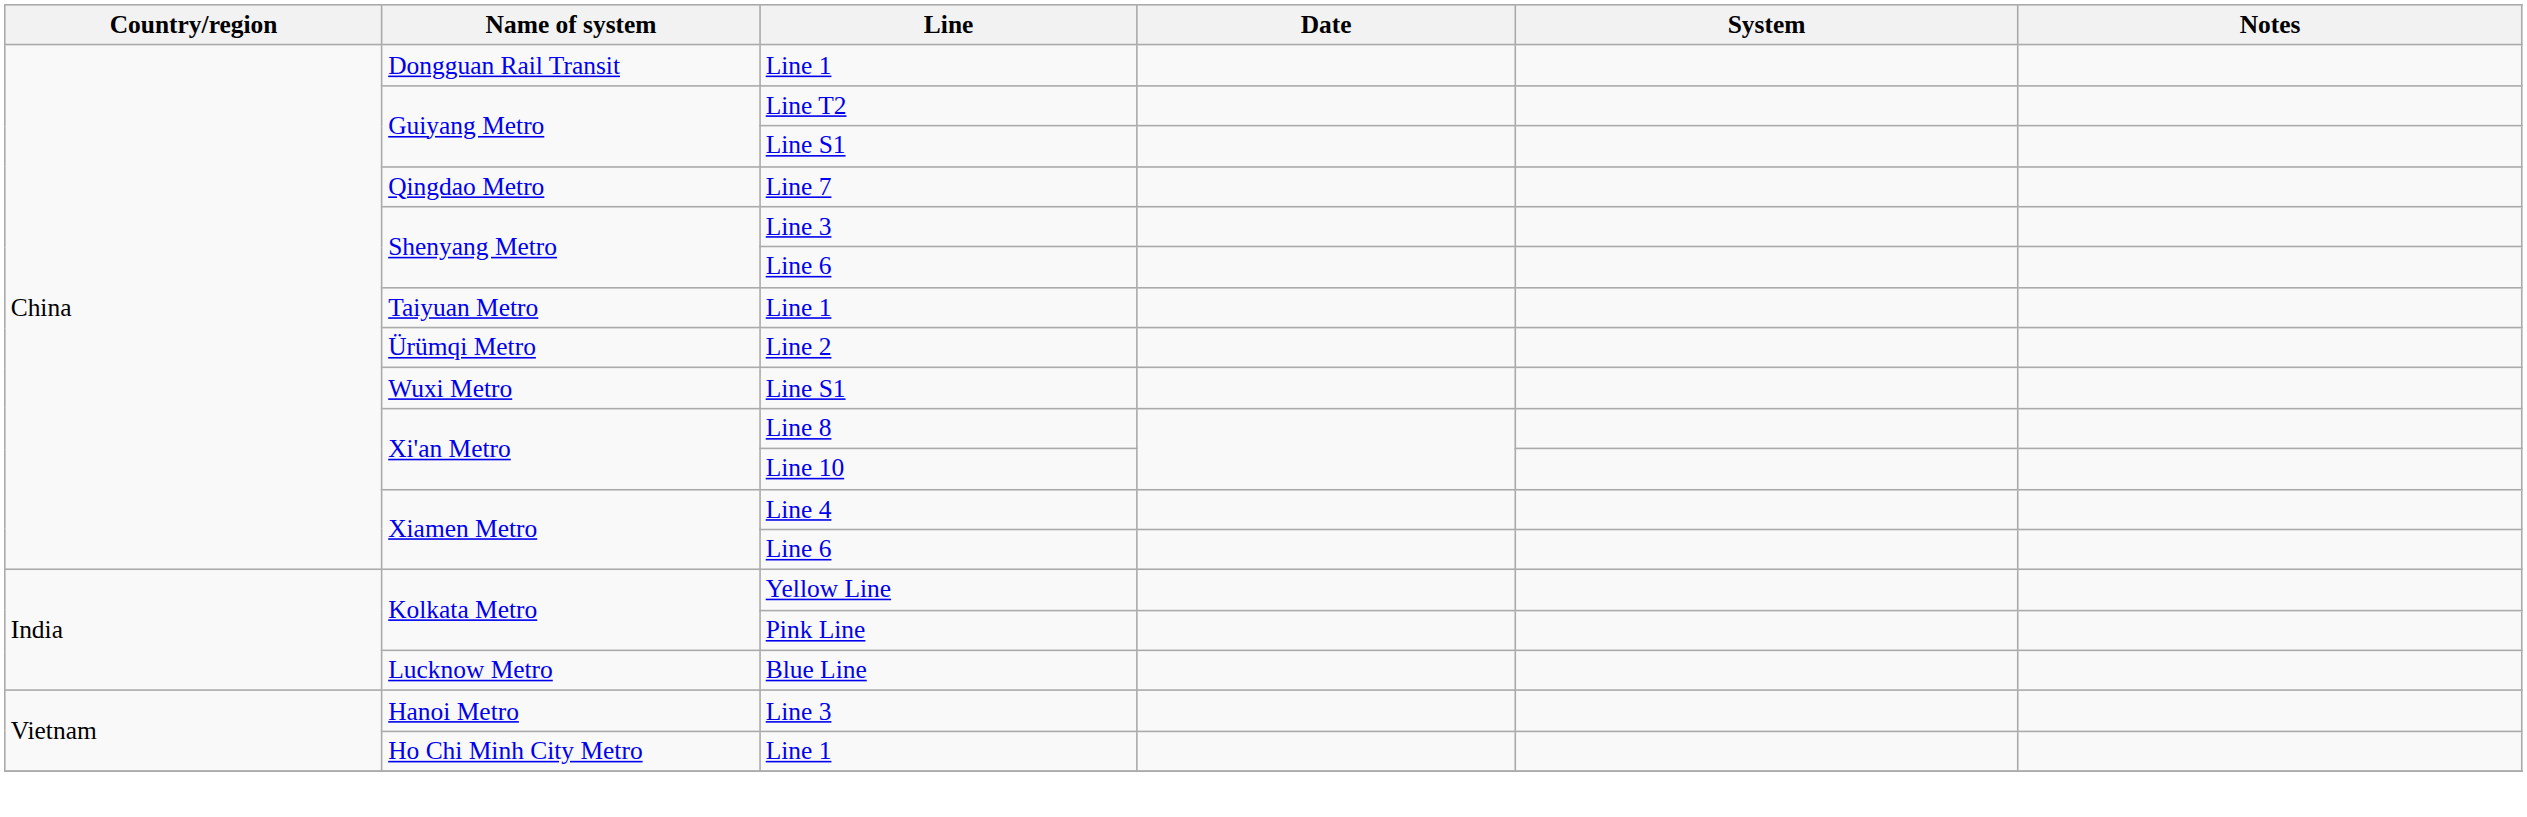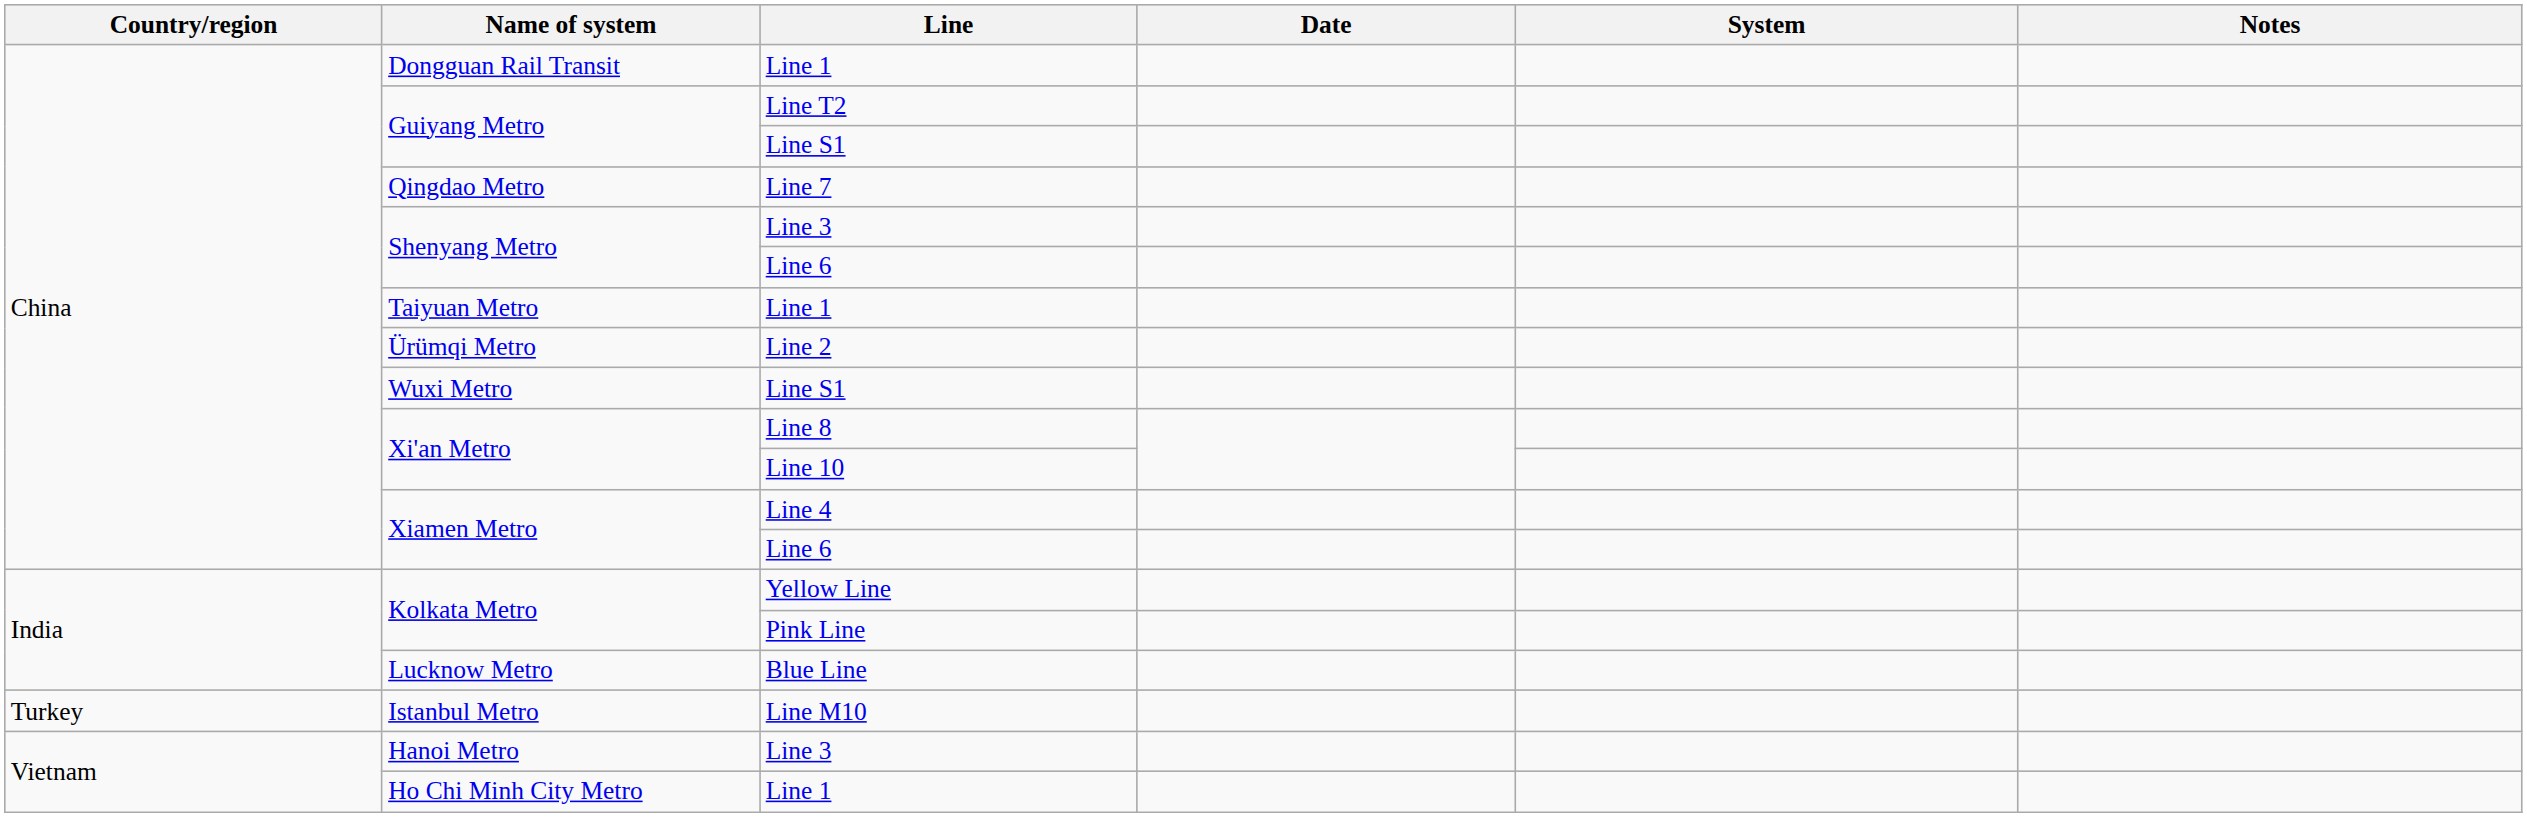+ row: (463, 710)
